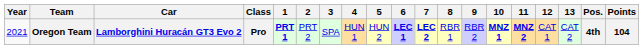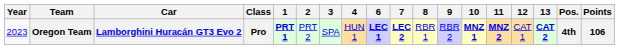- column: (379, 11)
(17, 31) 2021 -> (17, 31) 2023
(570, 31) normal -> (545, 31) bold
(622, 31) 104 -> (598, 31) 106
